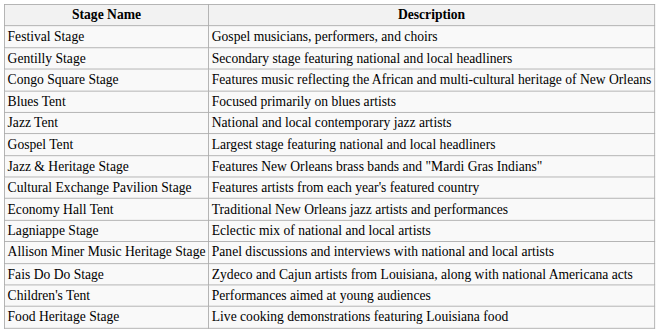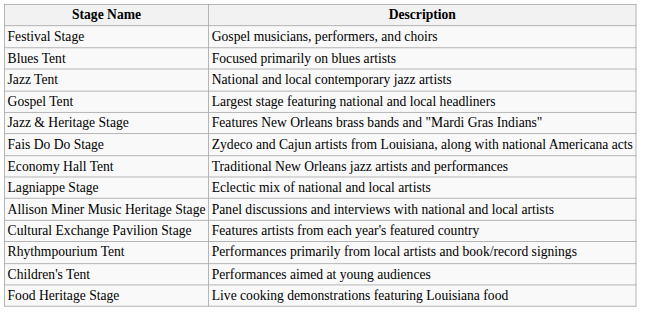- row: (47, 58)
- row: (63, 79)
rows swapped: (56, 274) <-> (100, 187)
+ row: (66, 252)
